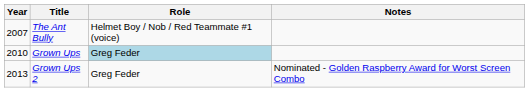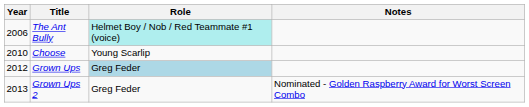(17, 32) 2007 -> (17, 32) 2006
(171, 32) no background -> (172, 32) paleturquoise background
+ row: (49, 53)
(17, 53) 2010 -> (17, 68) 2012
